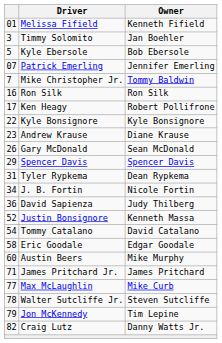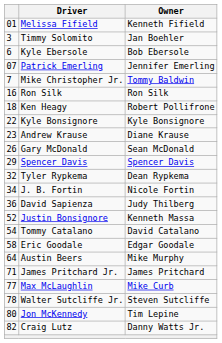(9, 53) 5 -> (9, 53) 6
(12, 108) 17 -> (12, 108) 18
(12, 177) 31 -> (12, 177) 32
(12, 259) 60 -> (12, 259) 64
(12, 314) 79 -> (12, 314) 80
